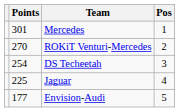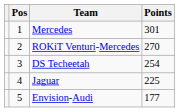columns swapped: (164, 12) <-> (25, 12)
